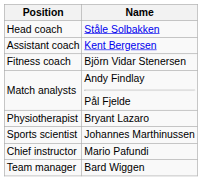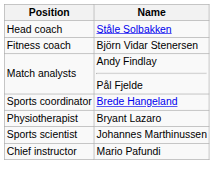- row: (43, 45)
+ row: (49, 102)
- row: (41, 168)
